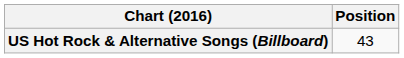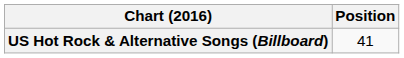(365, 40) 43 -> (365, 40) 41
